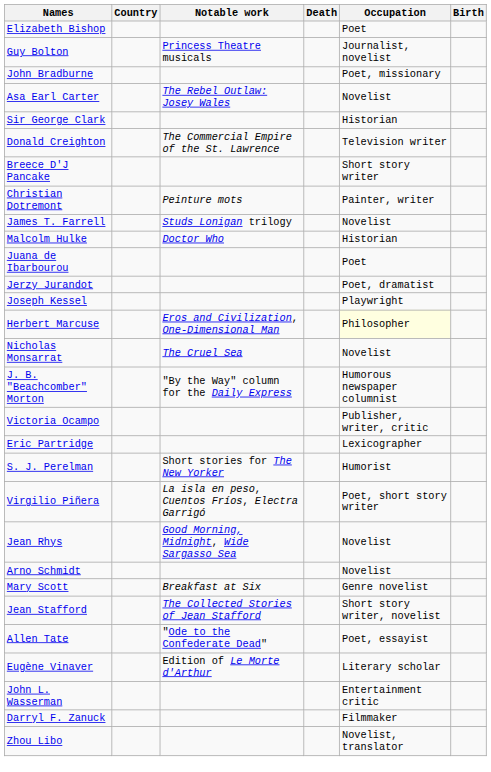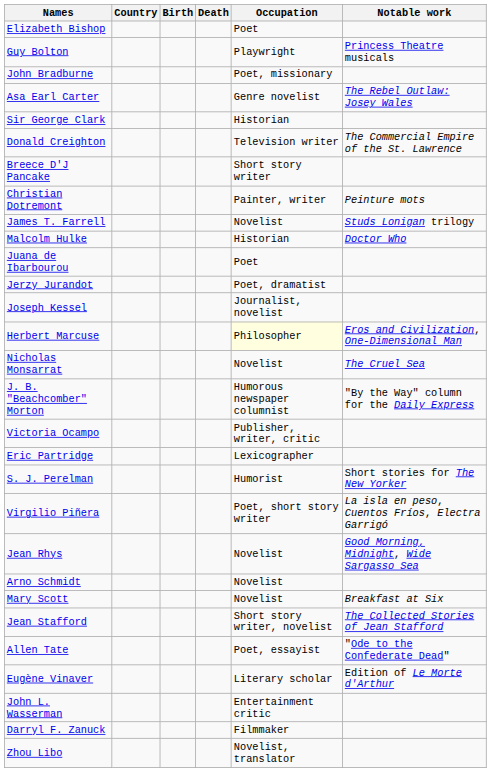columns swapped: (468, 13) <-> (232, 13)
(376, 52) Journalist, novelist -> (265, 52) Playwright
(367, 97) Novelist -> (277, 97) Genre novelist
(373, 301) Playwright -> (268, 307) Journalist, novelist
(385, 587) Genre novelist -> (258, 599) Novelist
